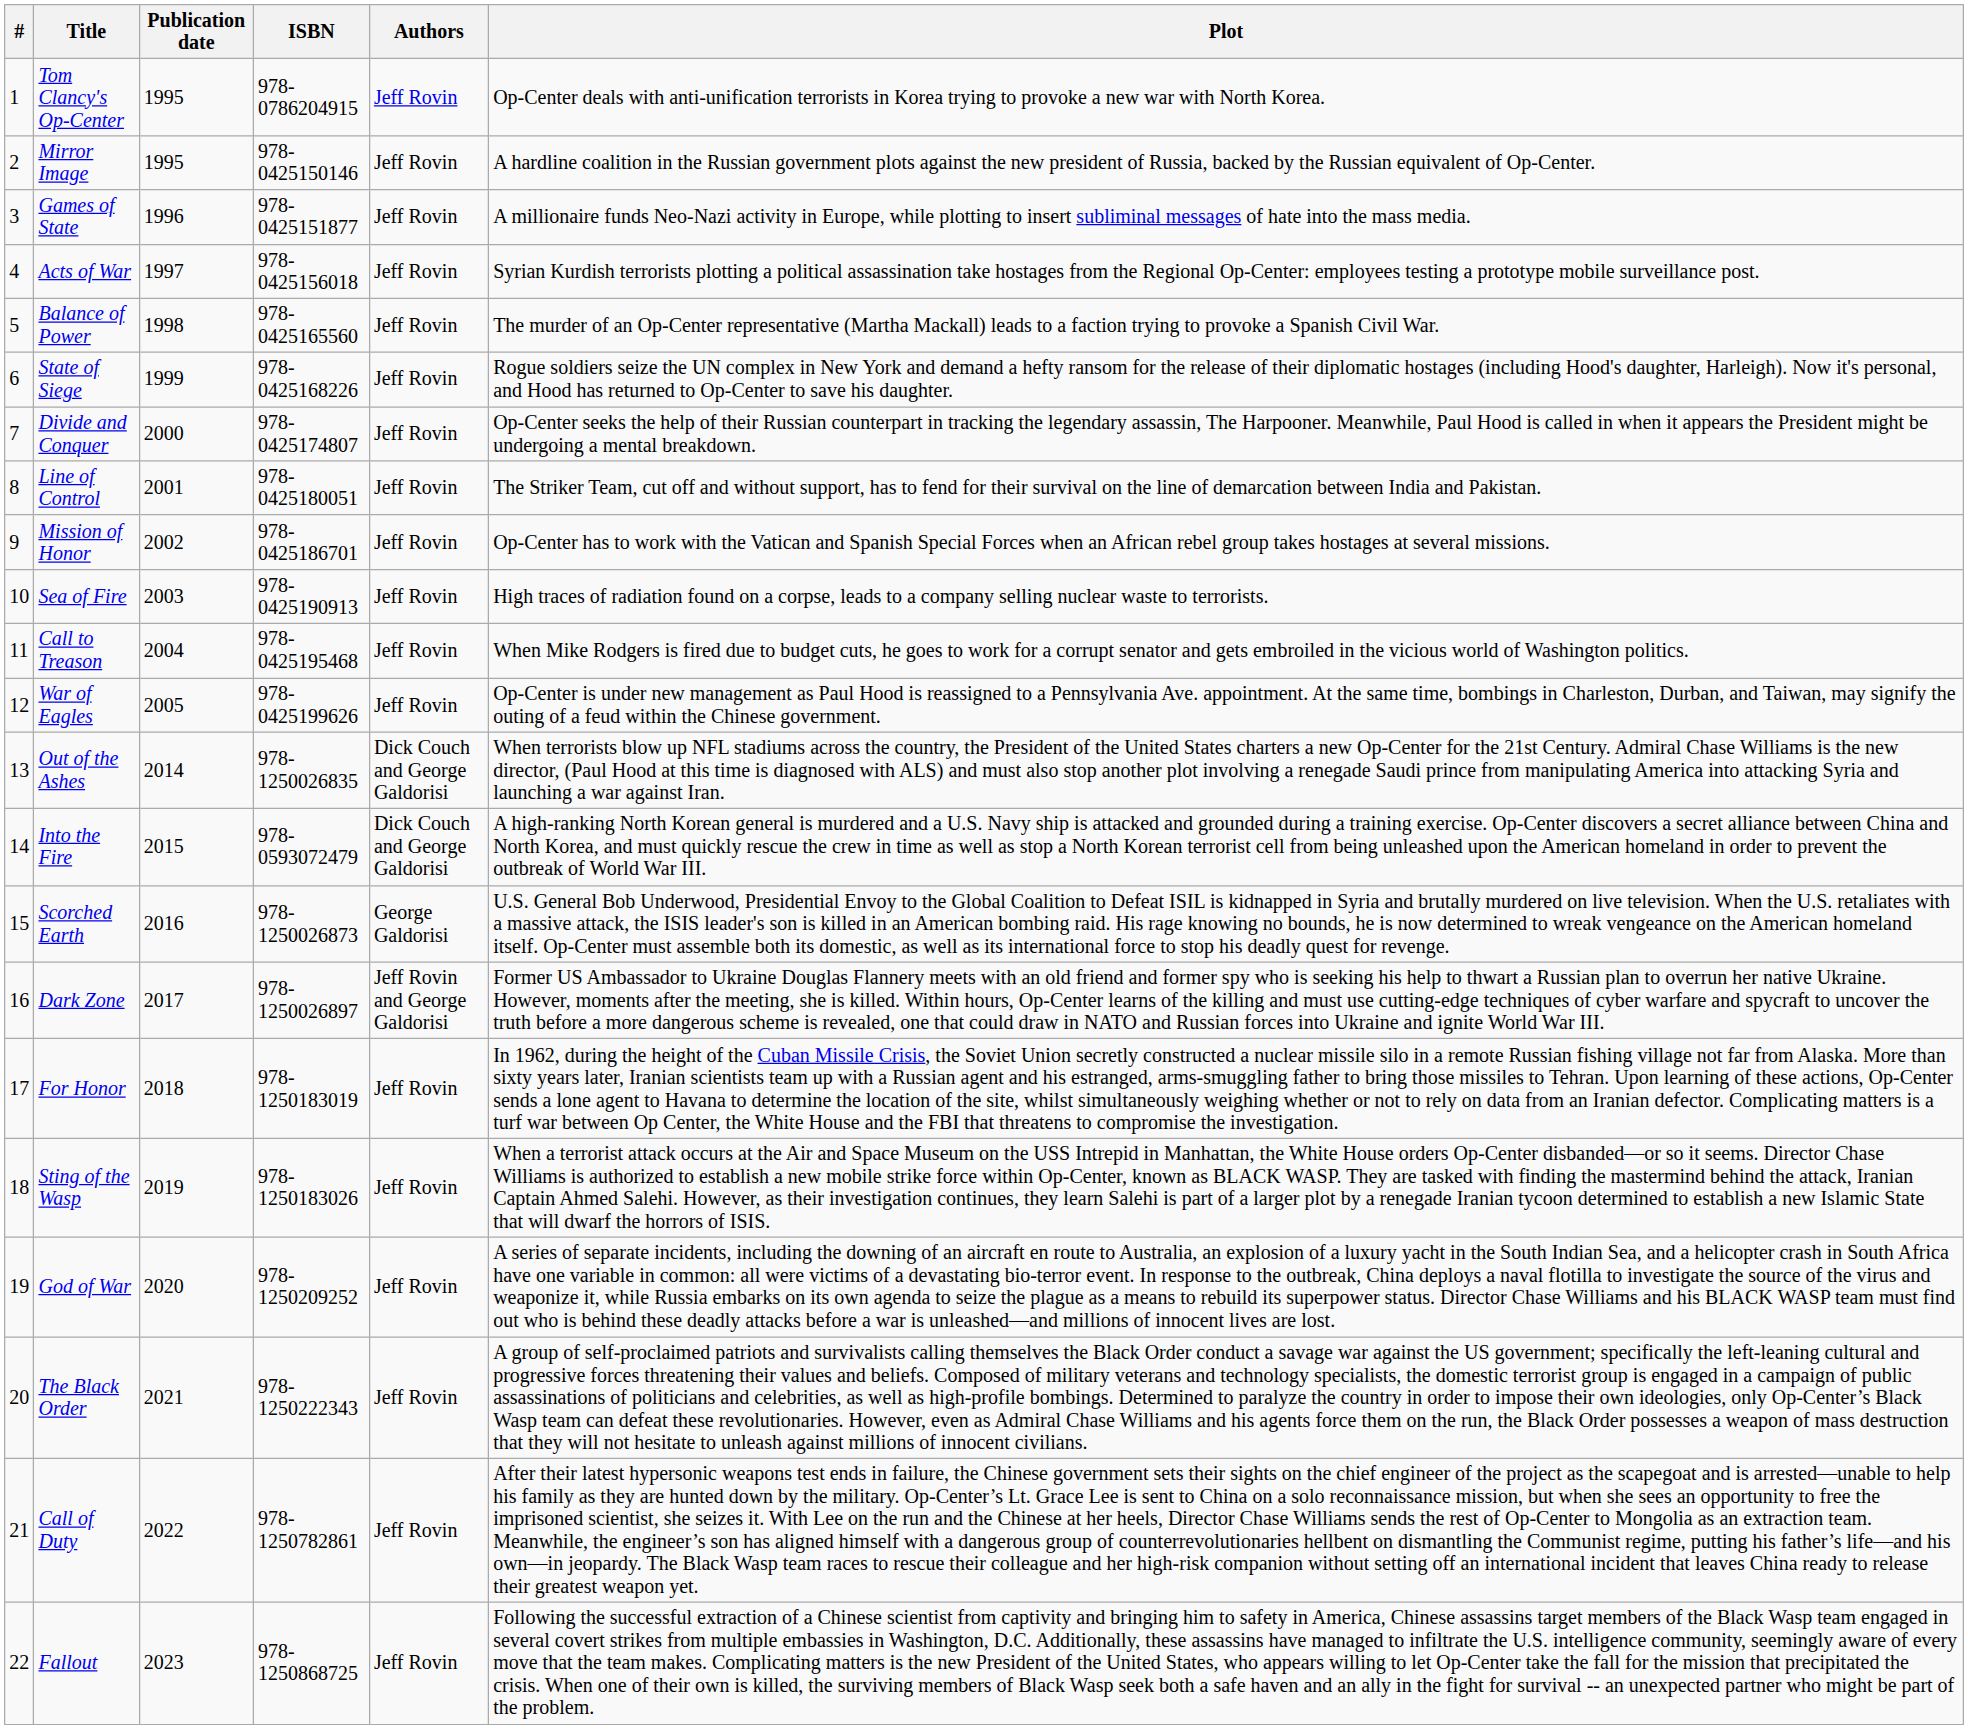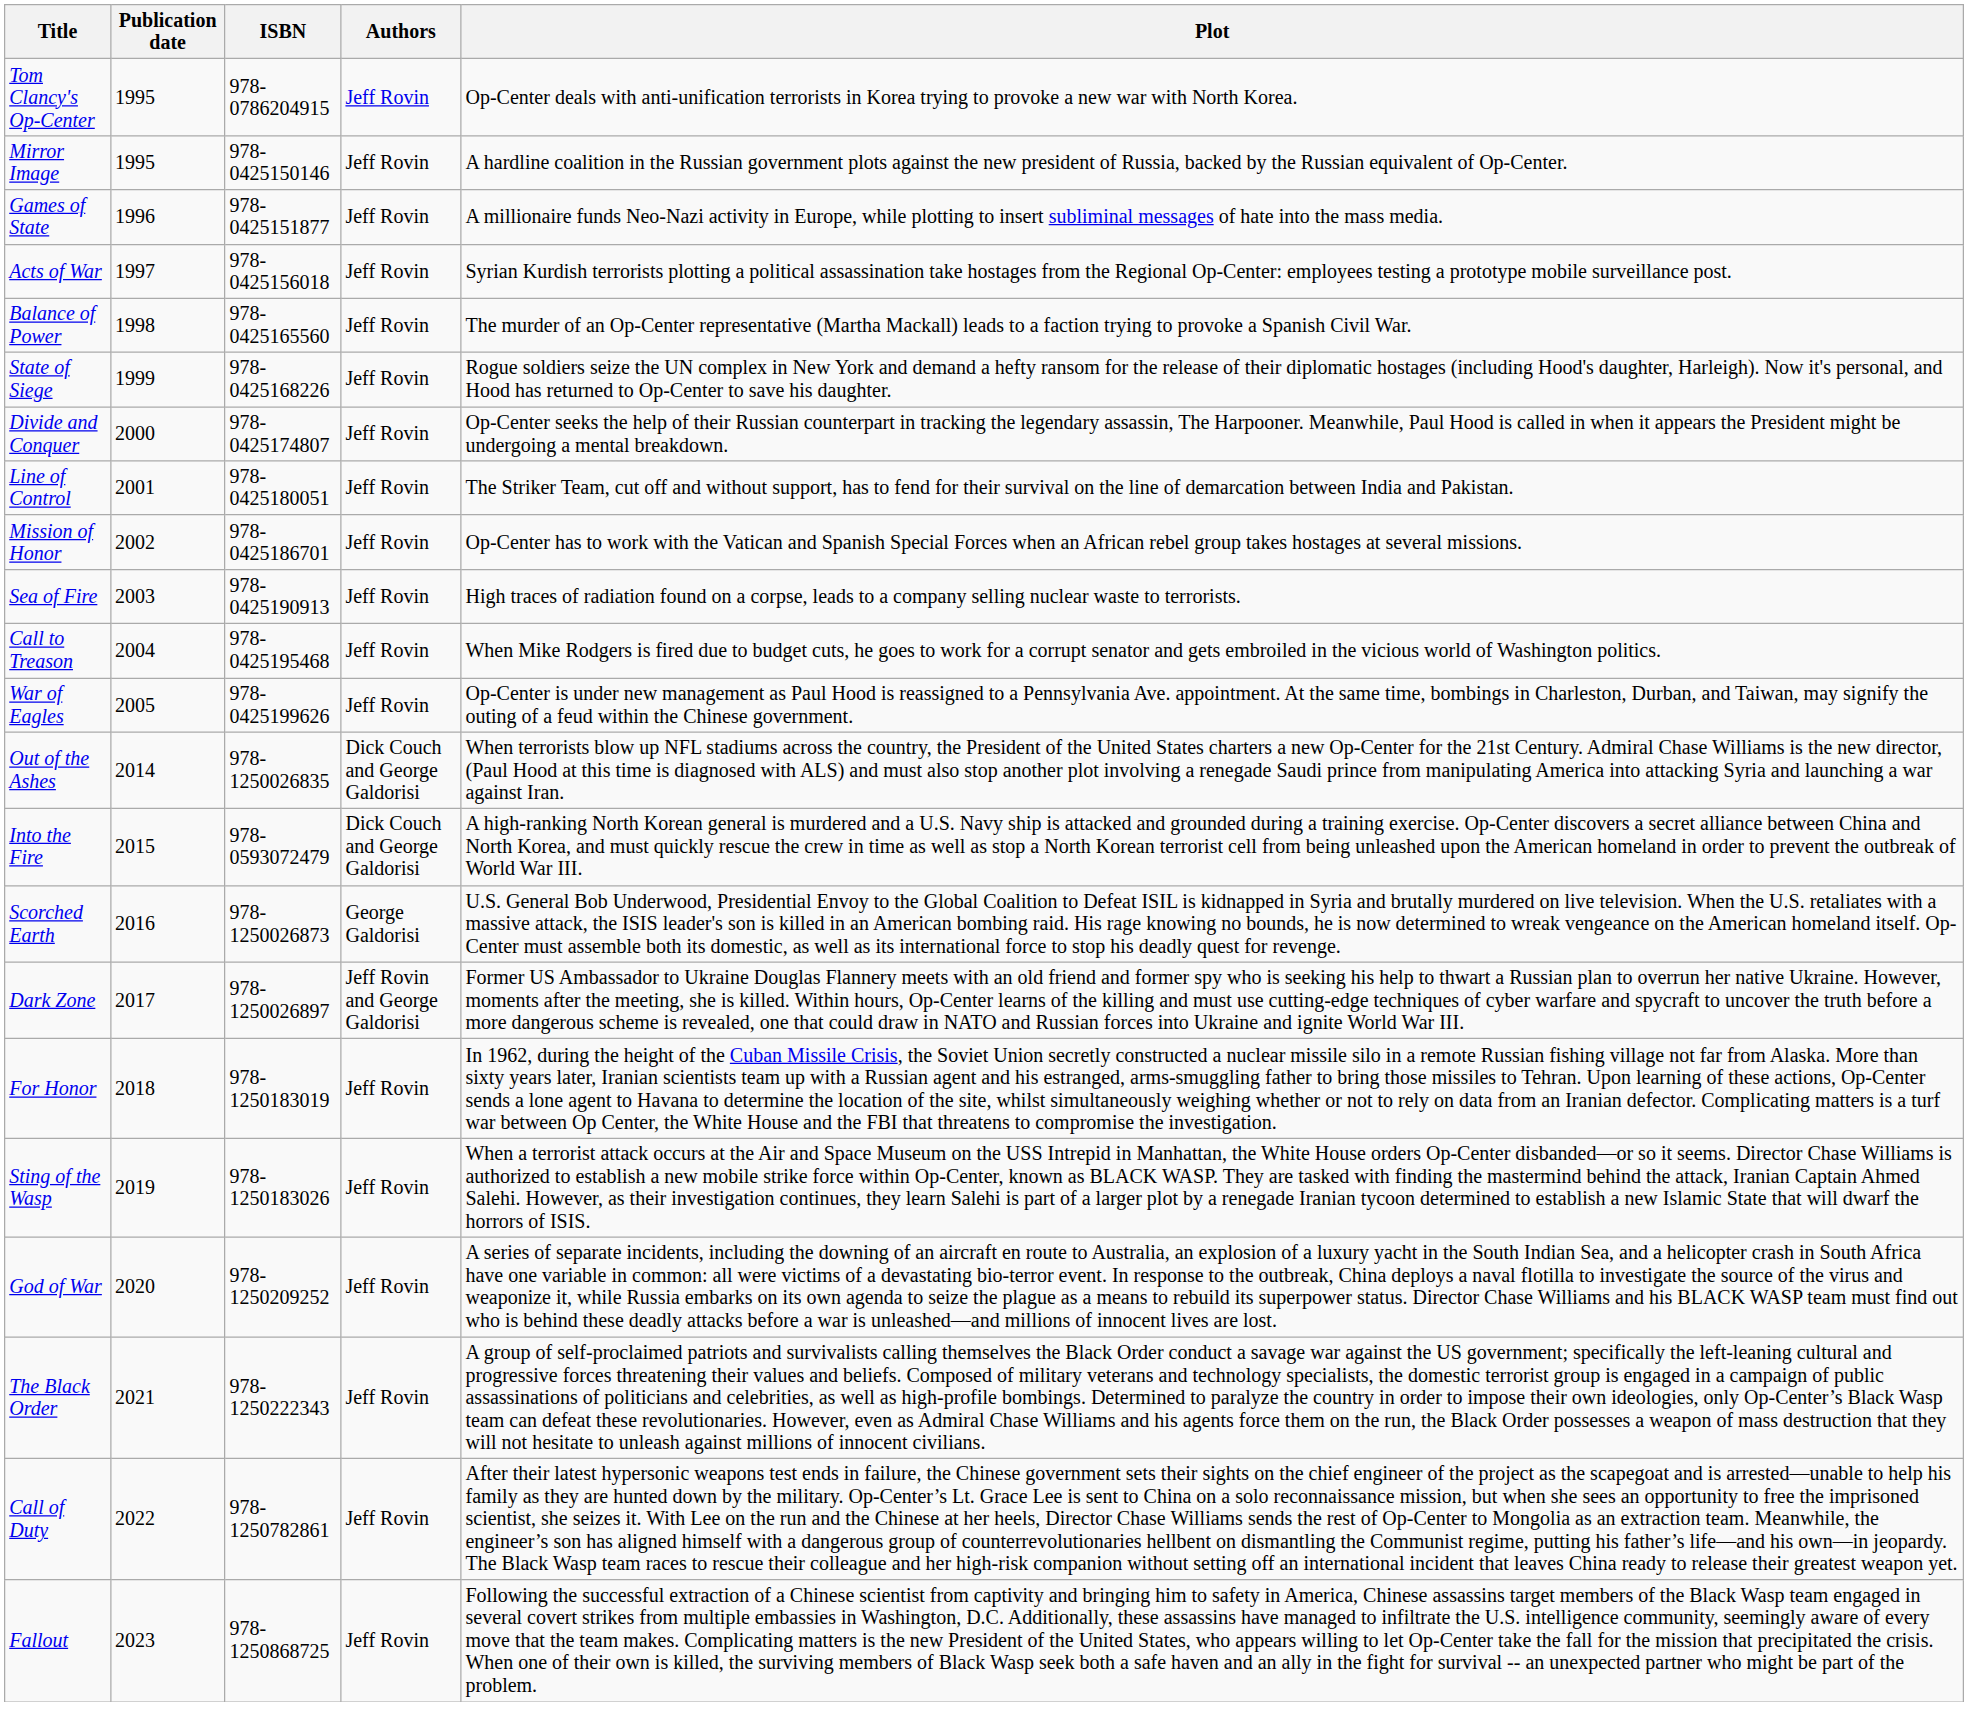- column: (19, 31)
